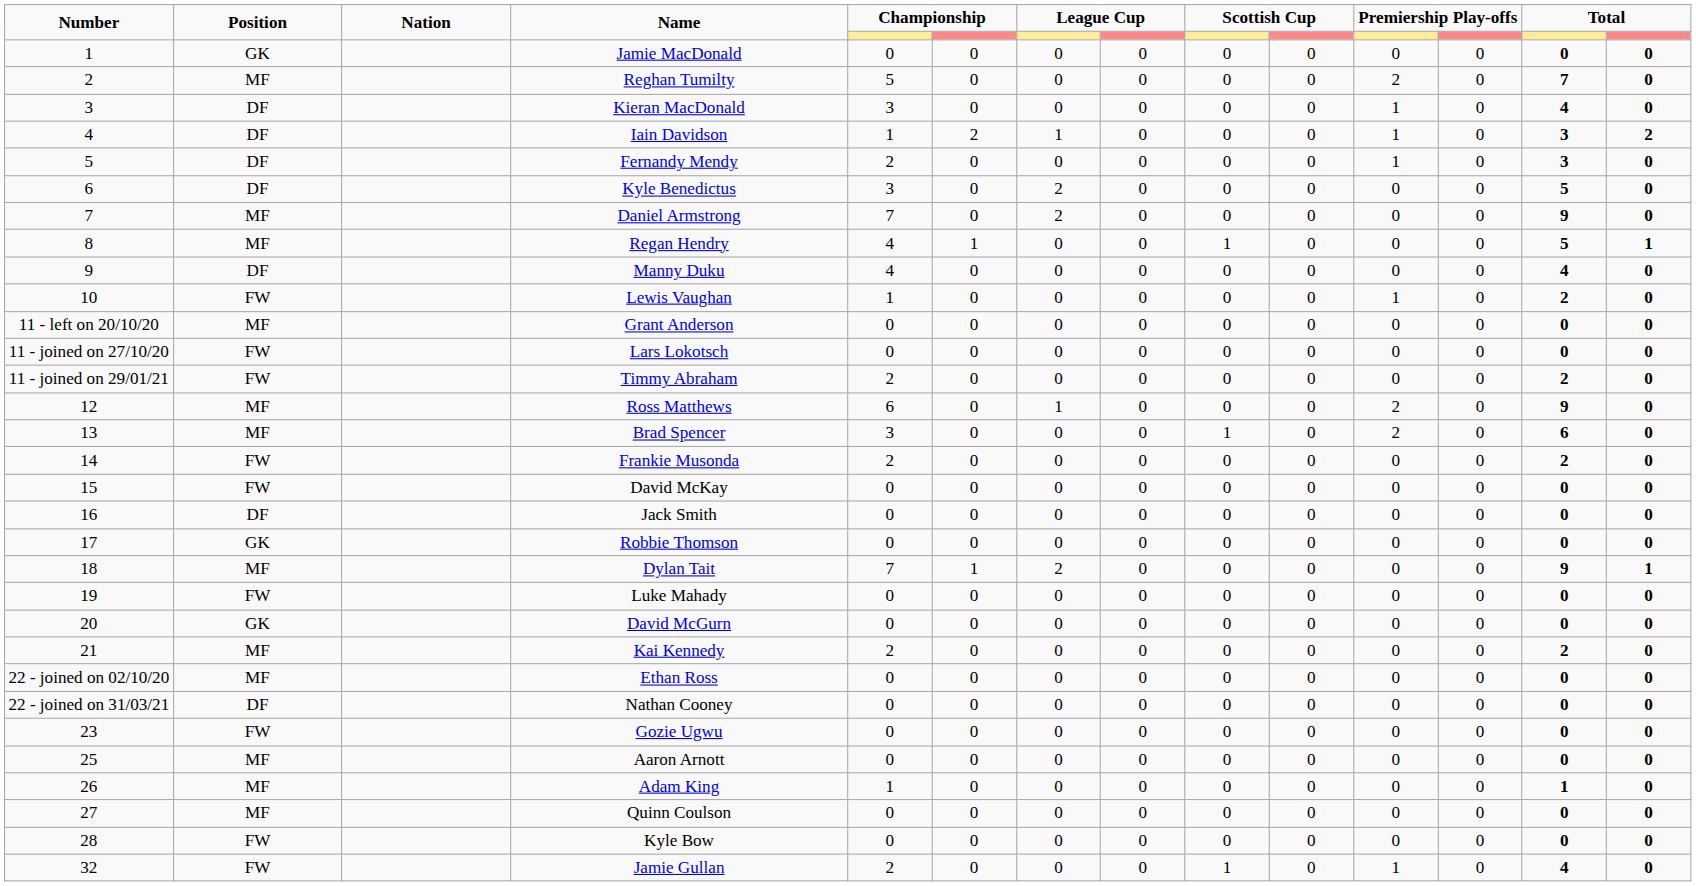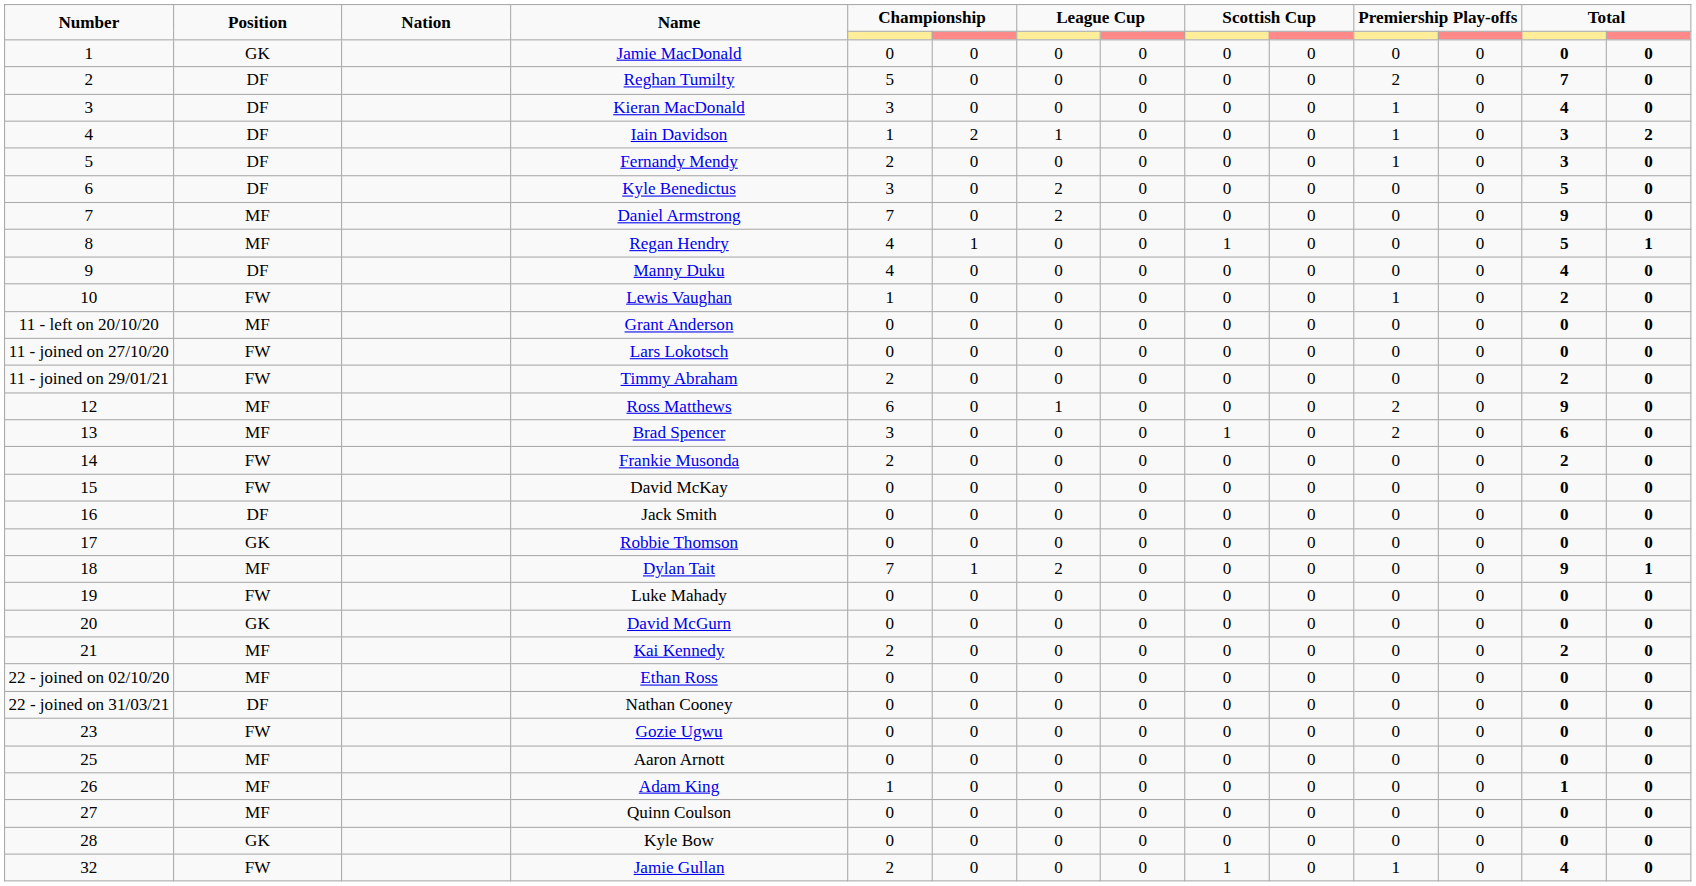(257, 80) MF -> (257, 80) DF
(257, 840) FW -> (257, 840) GK
